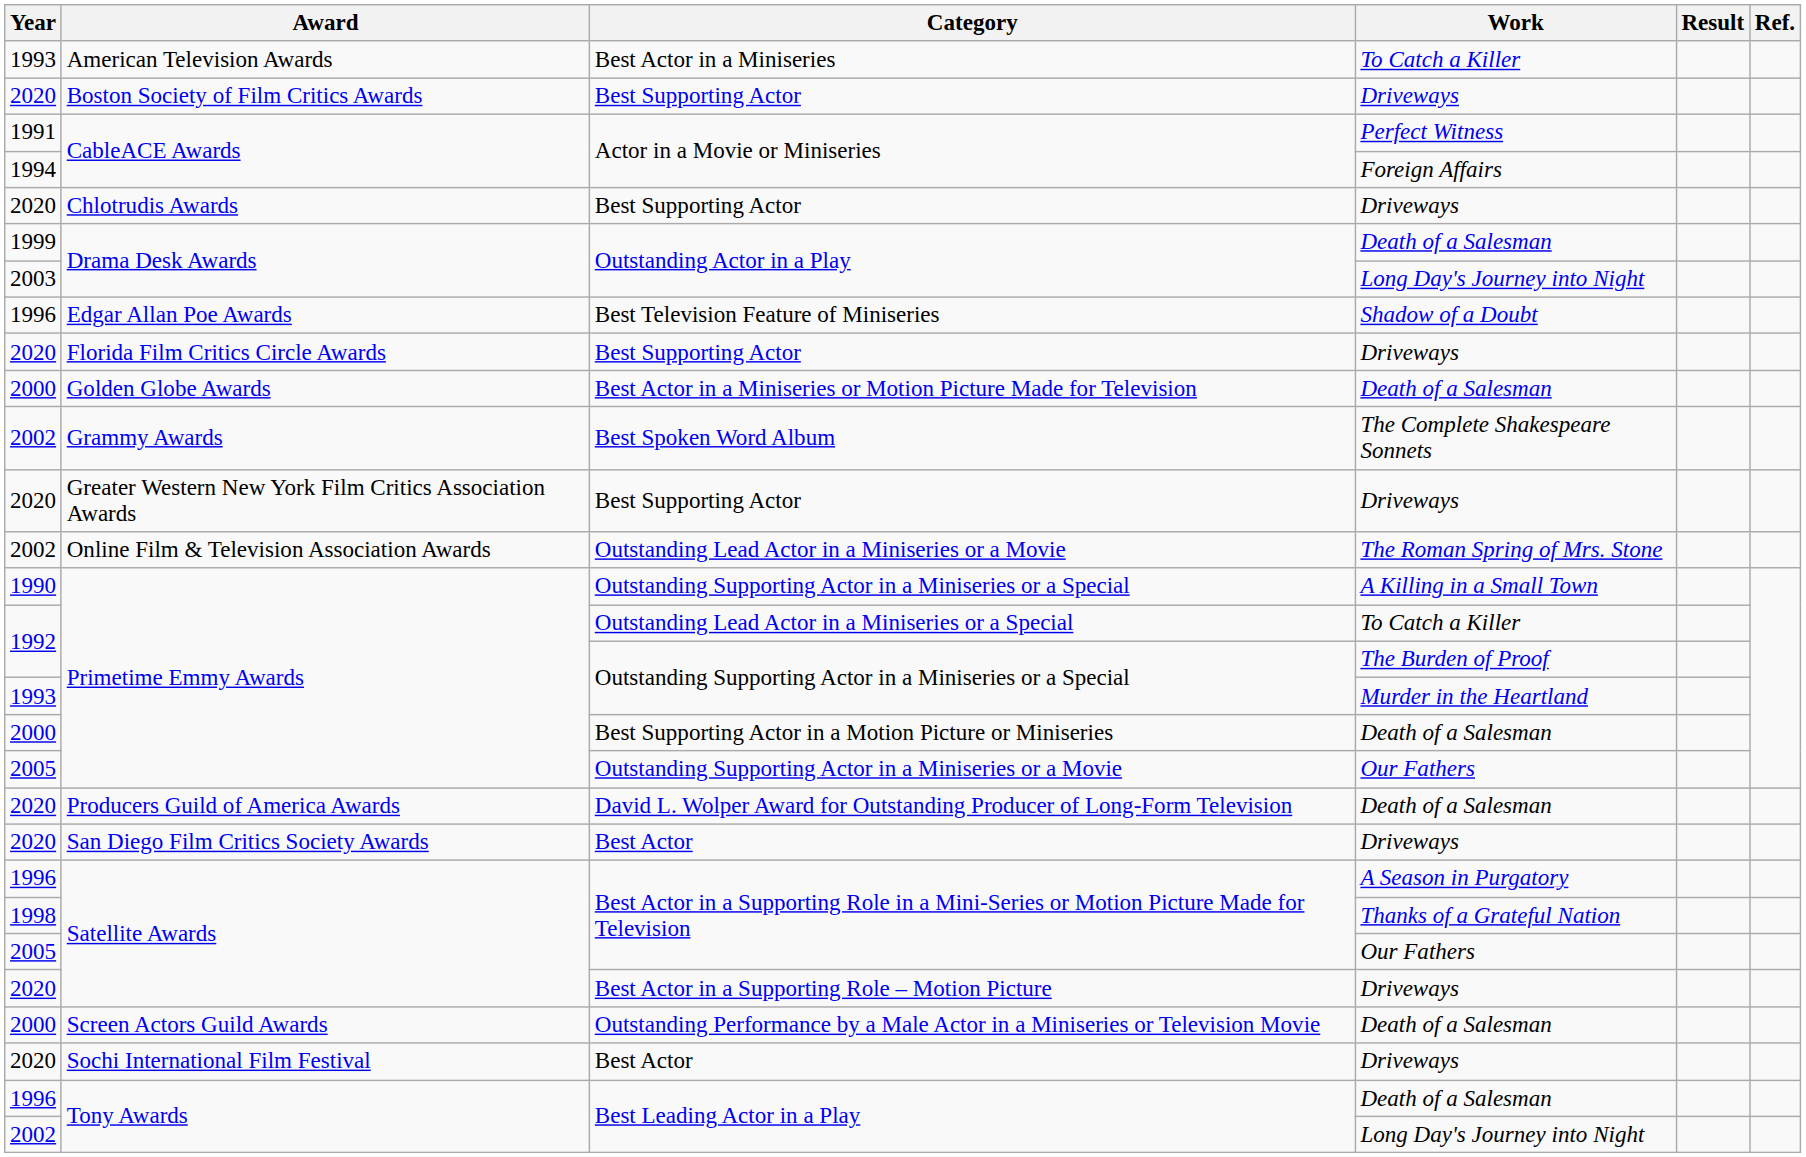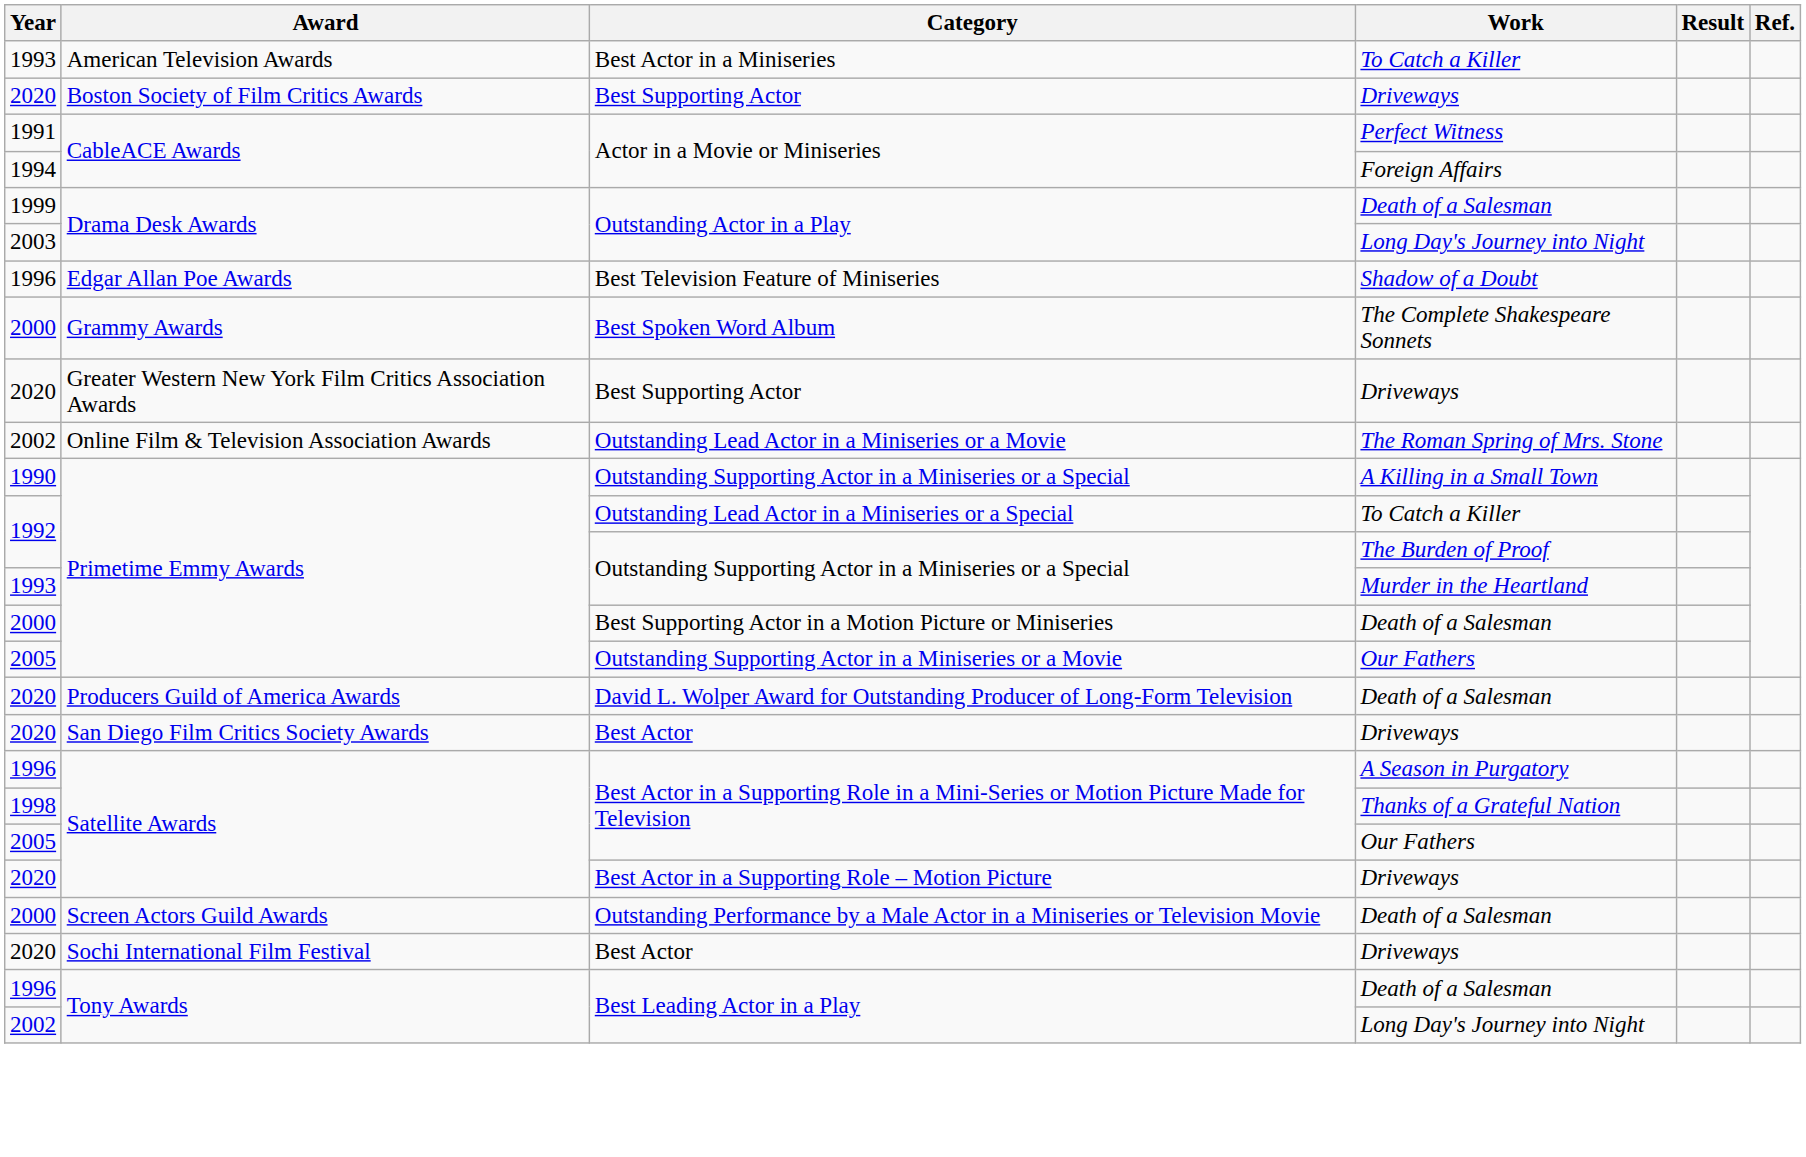- row: (152, 205)
- row: (226, 351)
- row: (169, 388)
(33, 437) 2002 -> (33, 328) 2000
